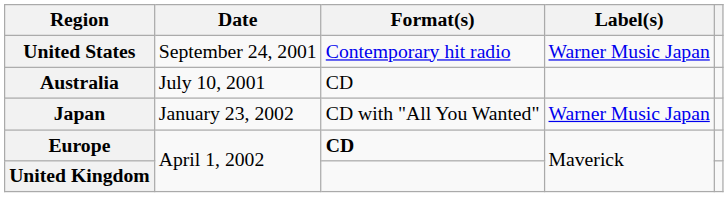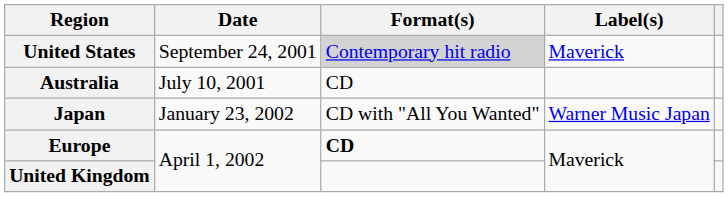(418, 51) no background -> (418, 51) lightgrey background
(629, 51) Warner Music Japan -> (586, 51) Maverick
